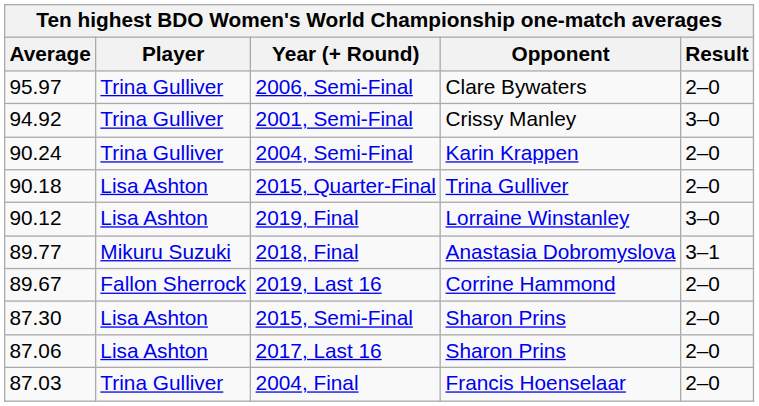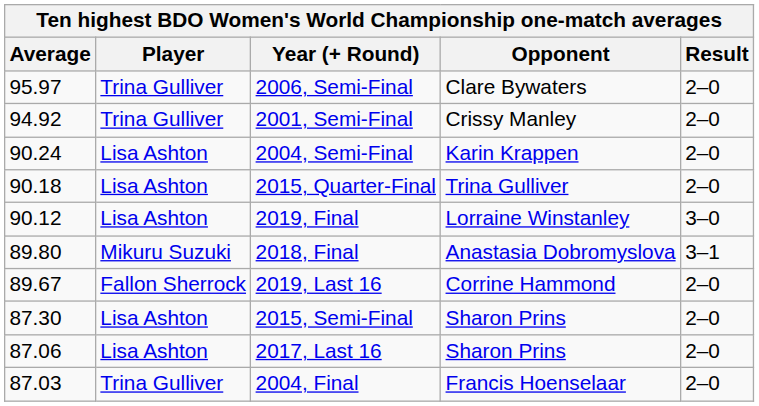(703, 119) 3–0 -> (703, 119) 2–0
(162, 152) Trina Gulliver -> (154, 152) Lisa Ashton
(35, 251) 89.77 -> (35, 251) 89.80
